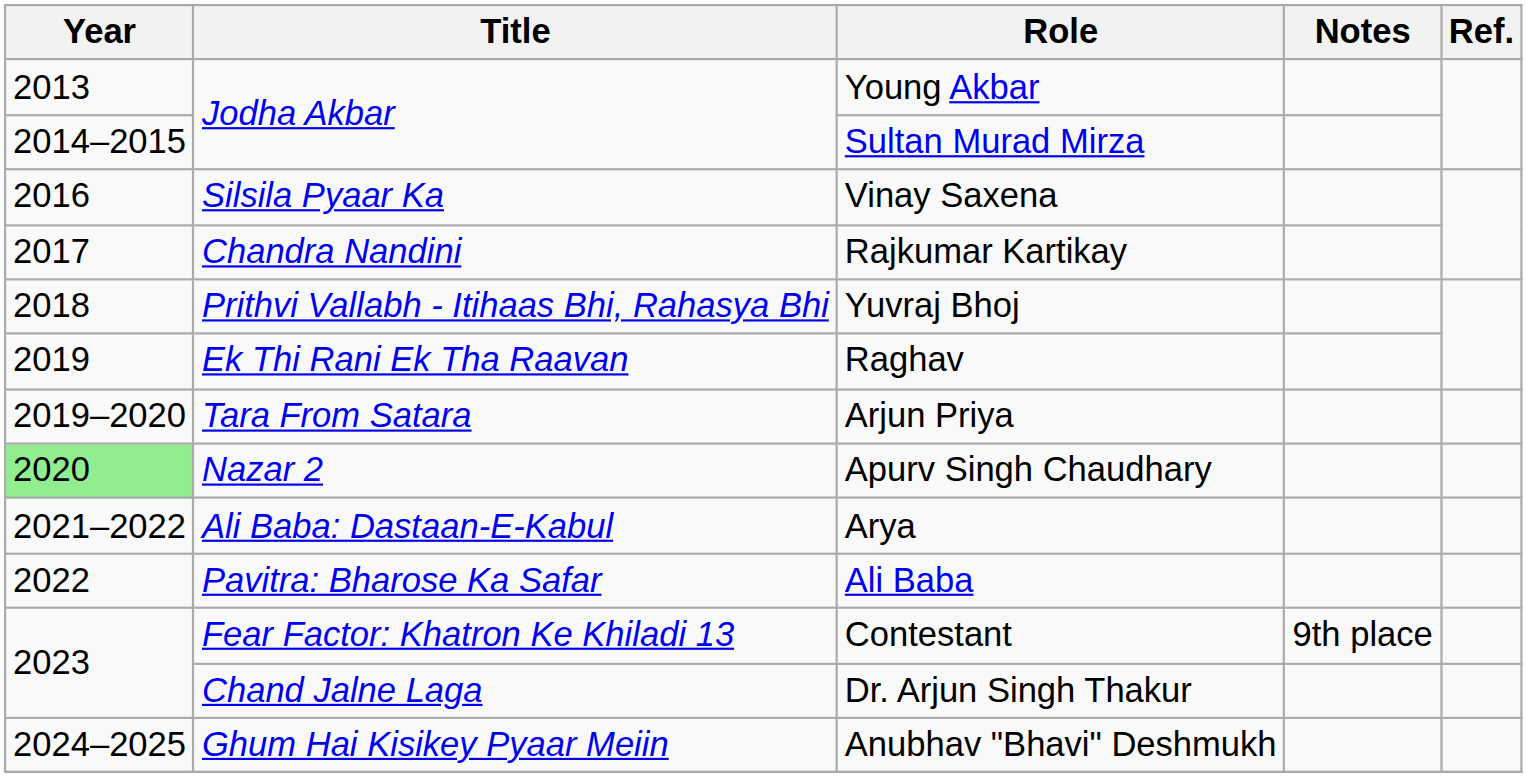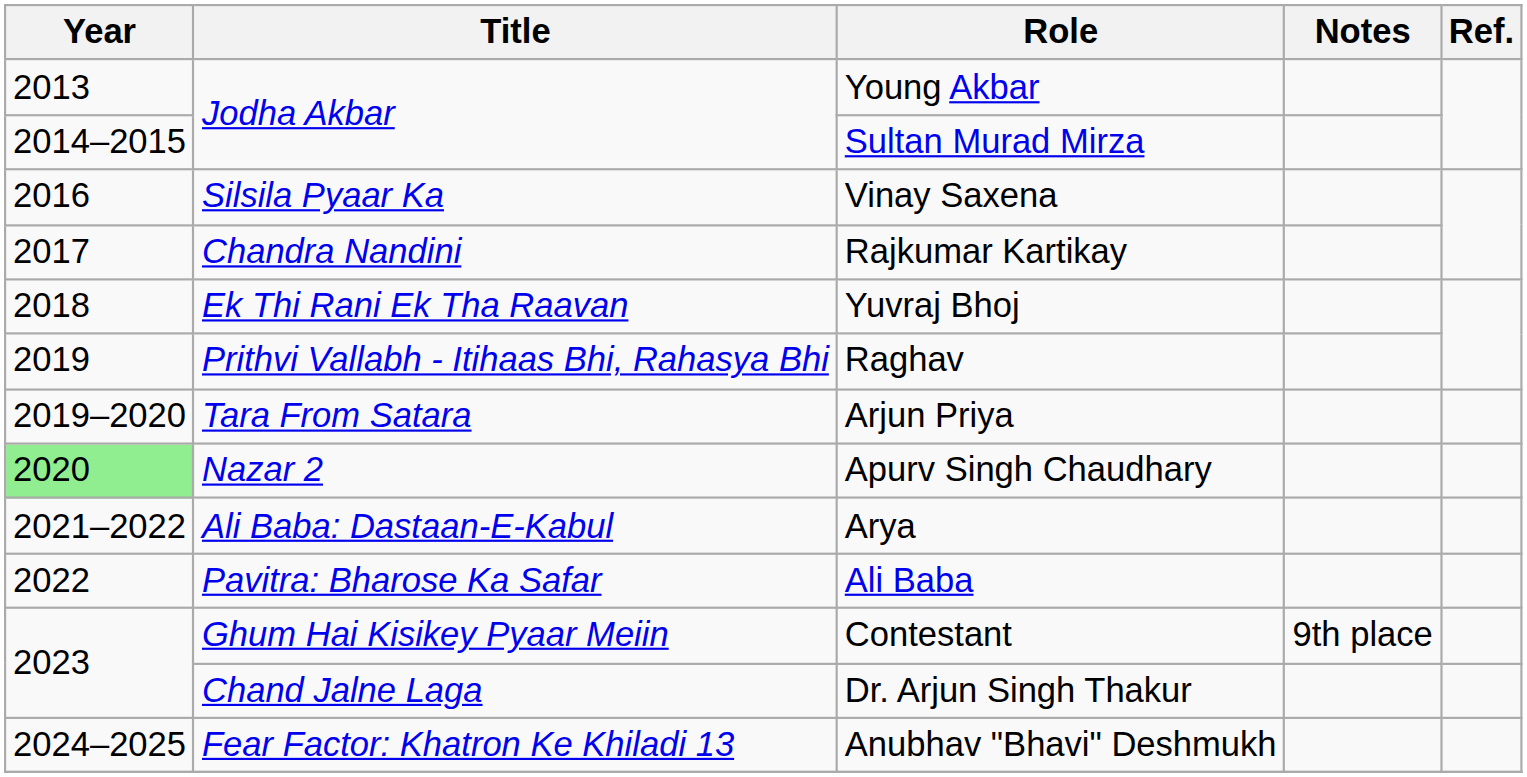(515, 305) Prithvi Vallabh - Itihaas Bhi, Rahasya Bhi -> (415, 305) Ek Thi Rani Ek Tha Raavan
(415, 360) Ek Thi Rani Ek Tha Raavan -> (515, 360) Prithvi Vallabh - Itihaas Bhi, Rahasya Bhi
(468, 634) Fear Factor: Khatron Ke Khiladi 13 -> (435, 634) Ghum Hai Kisikey Pyaar Meiin
(435, 744) Ghum Hai Kisikey Pyaar Meiin -> (468, 744) Fear Factor: Khatron Ke Khiladi 13
